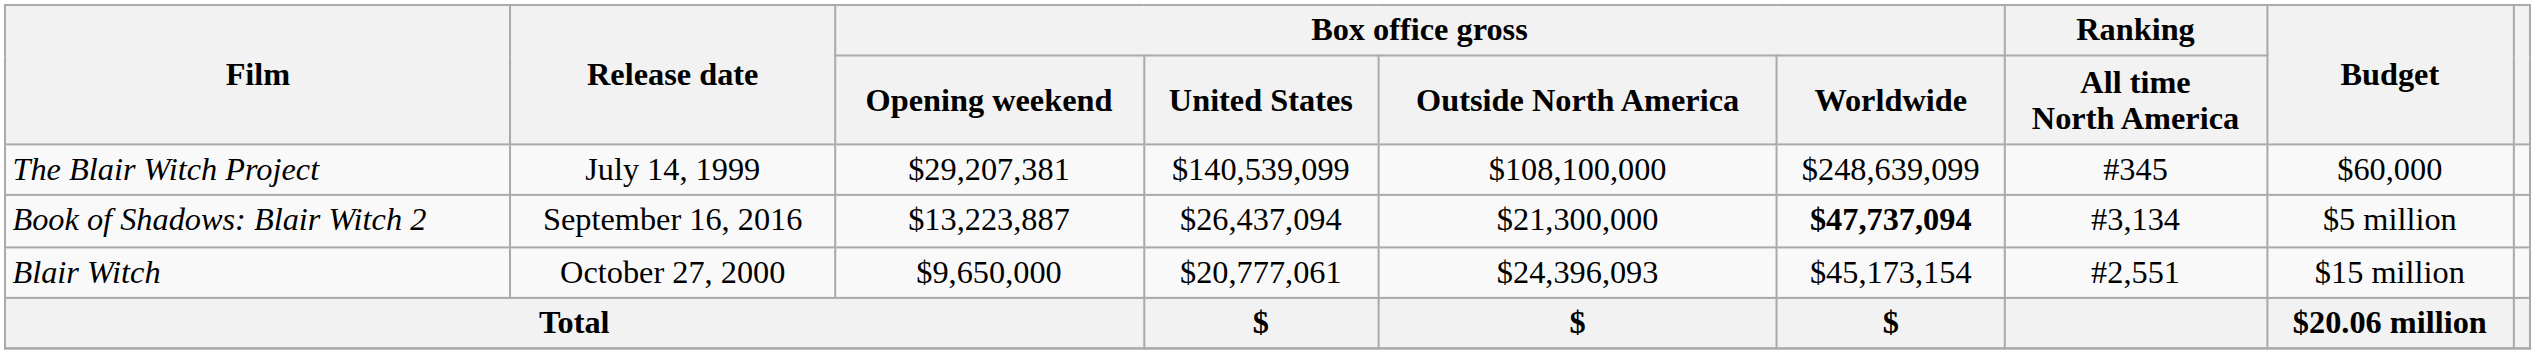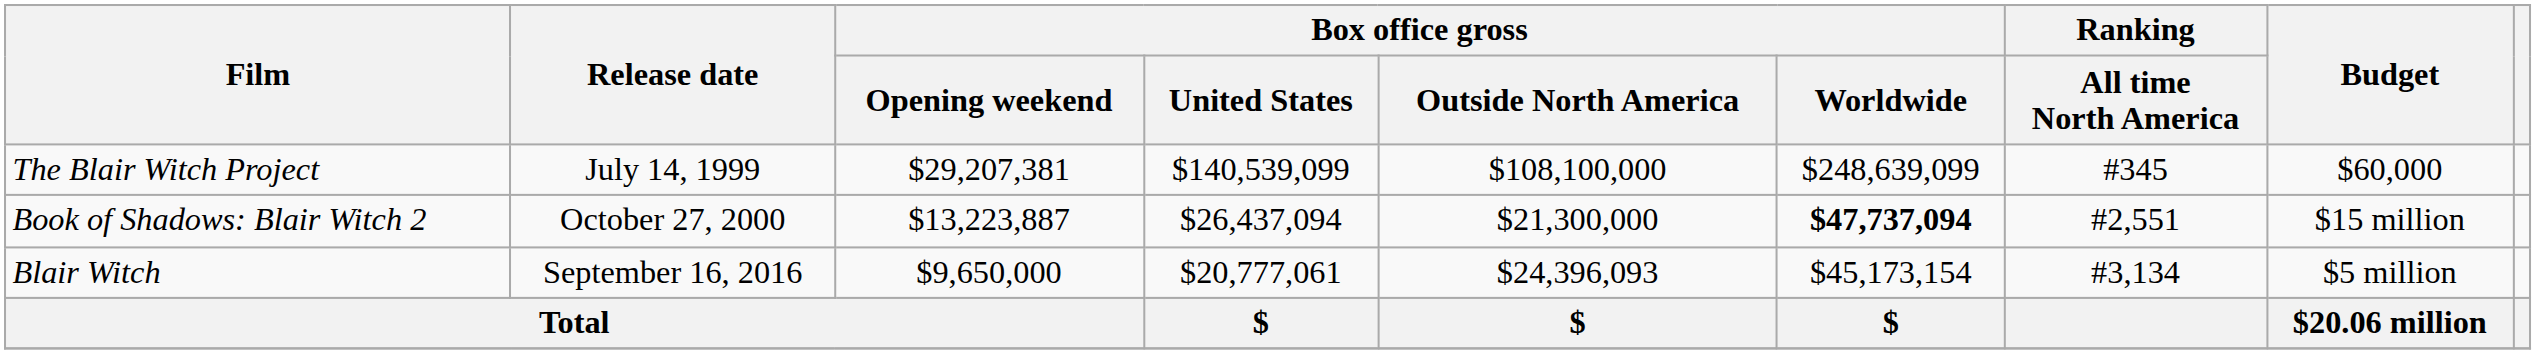(673, 220) September 16, 2016 -> (673, 220) October 27, 2000
(2136, 220) #3,134 -> (2136, 220) #2,551
(2390, 220) $5 million -> (2390, 220) $15 million
(673, 271) October 27, 2000 -> (673, 271) September 16, 2016
(2136, 271) #2,551 -> (2136, 271) #3,134
(2390, 271) $15 million -> (2390, 271) $5 million
